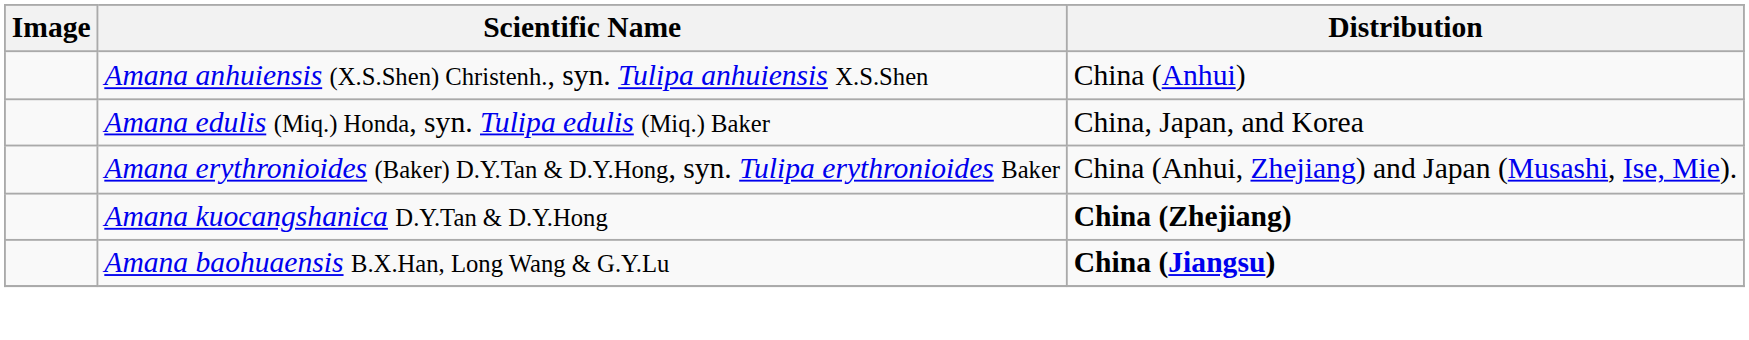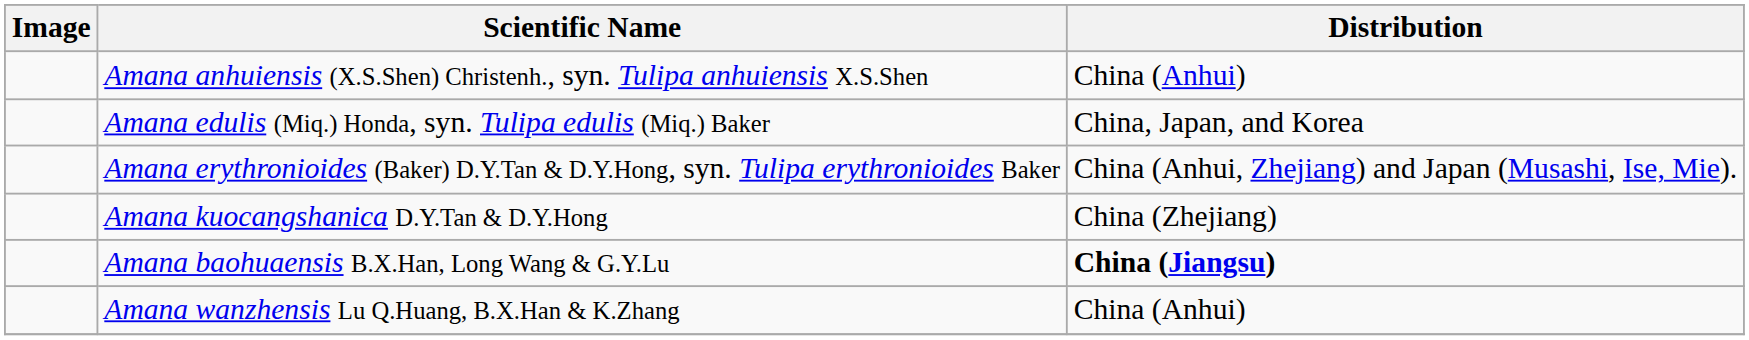(1183, 215) bold -> (1175, 215) normal
+ row: (392, 309)
